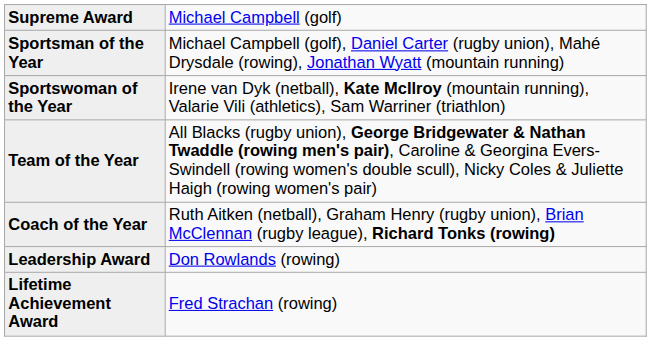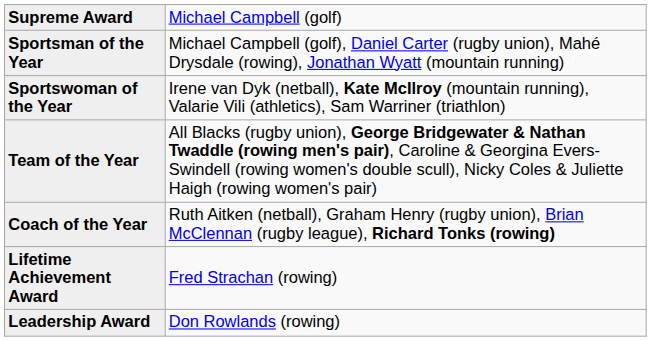rows swapped: (60, 304) <-> (79, 259)
